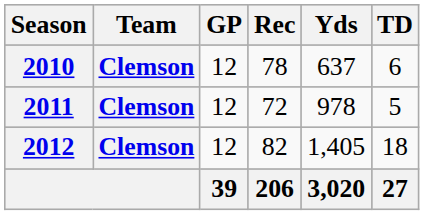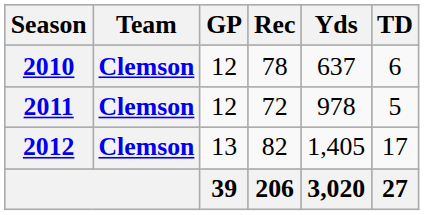(224, 147) 12 -> (224, 147) 13
(395, 147) 18 -> (395, 147) 17
